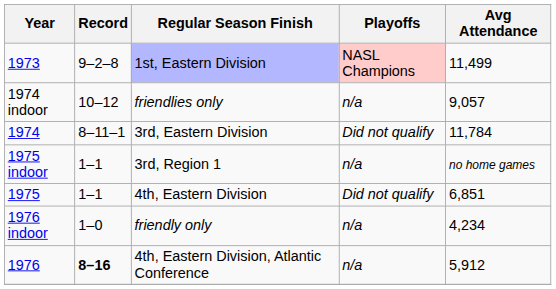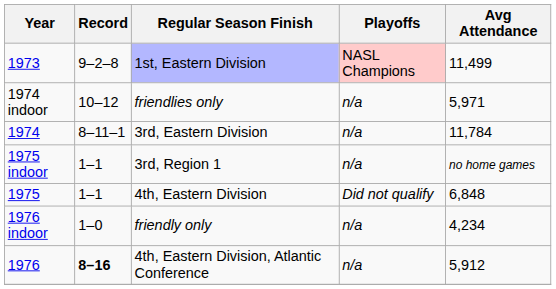(467, 102) 9,057 -> (467, 102) 5,971
(388, 133) Did not qualify -> (352, 133) n/a
(467, 194) 6,851 -> (467, 194) 6,848
